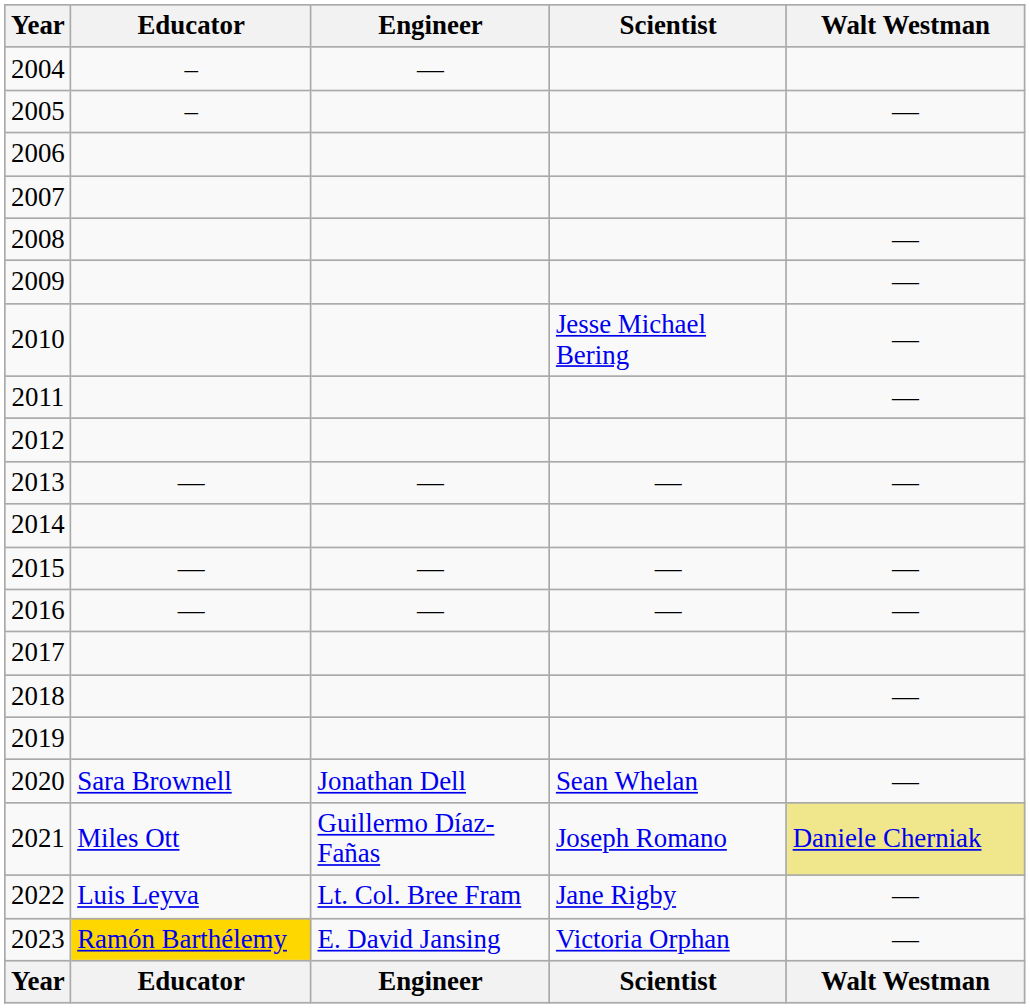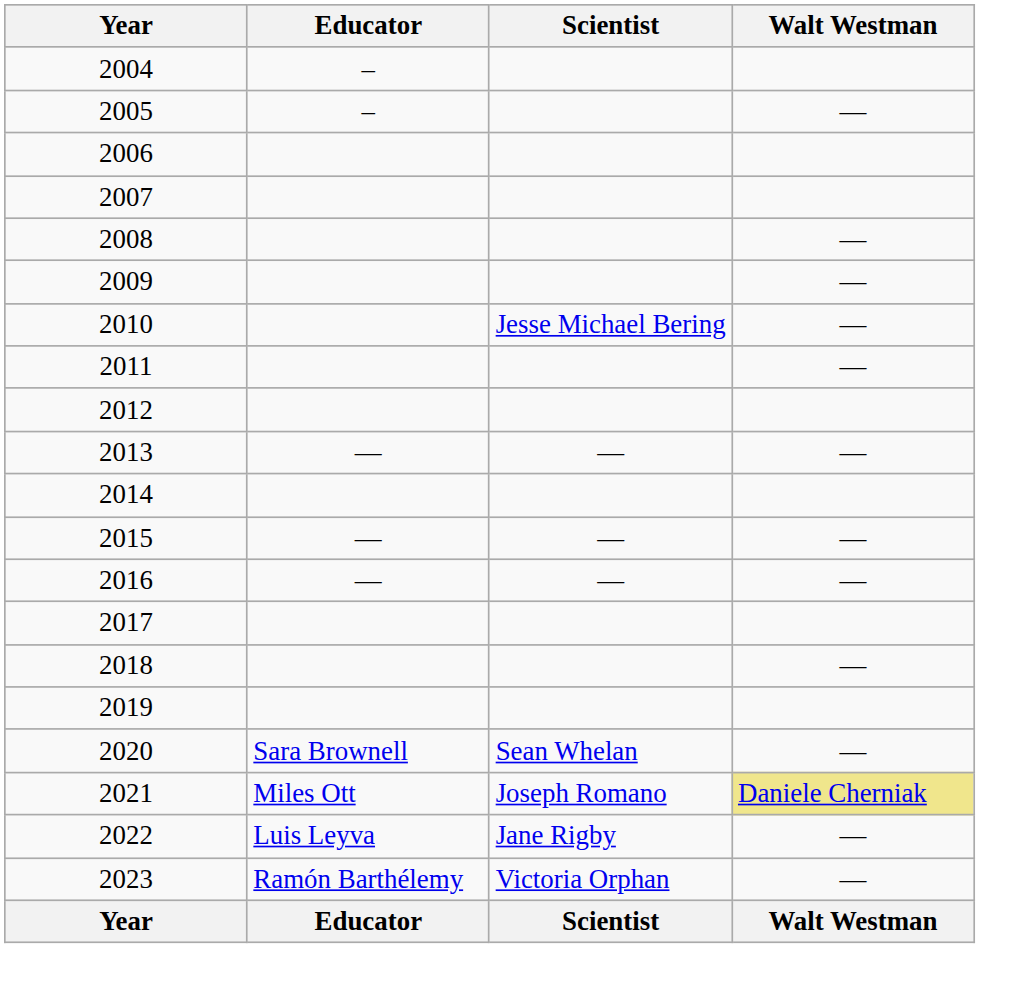- column: (430, 25)
(182, 938) gold background -> (358, 878) no background
